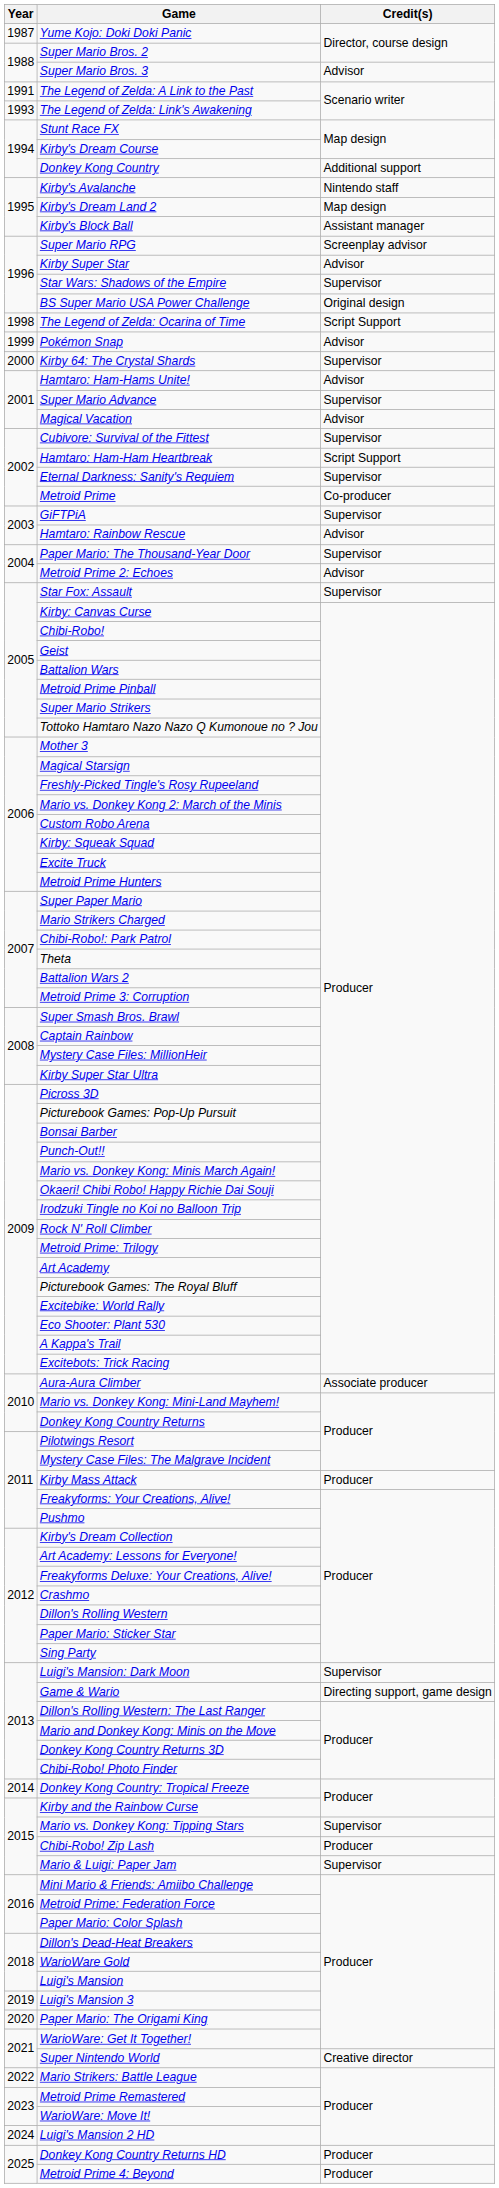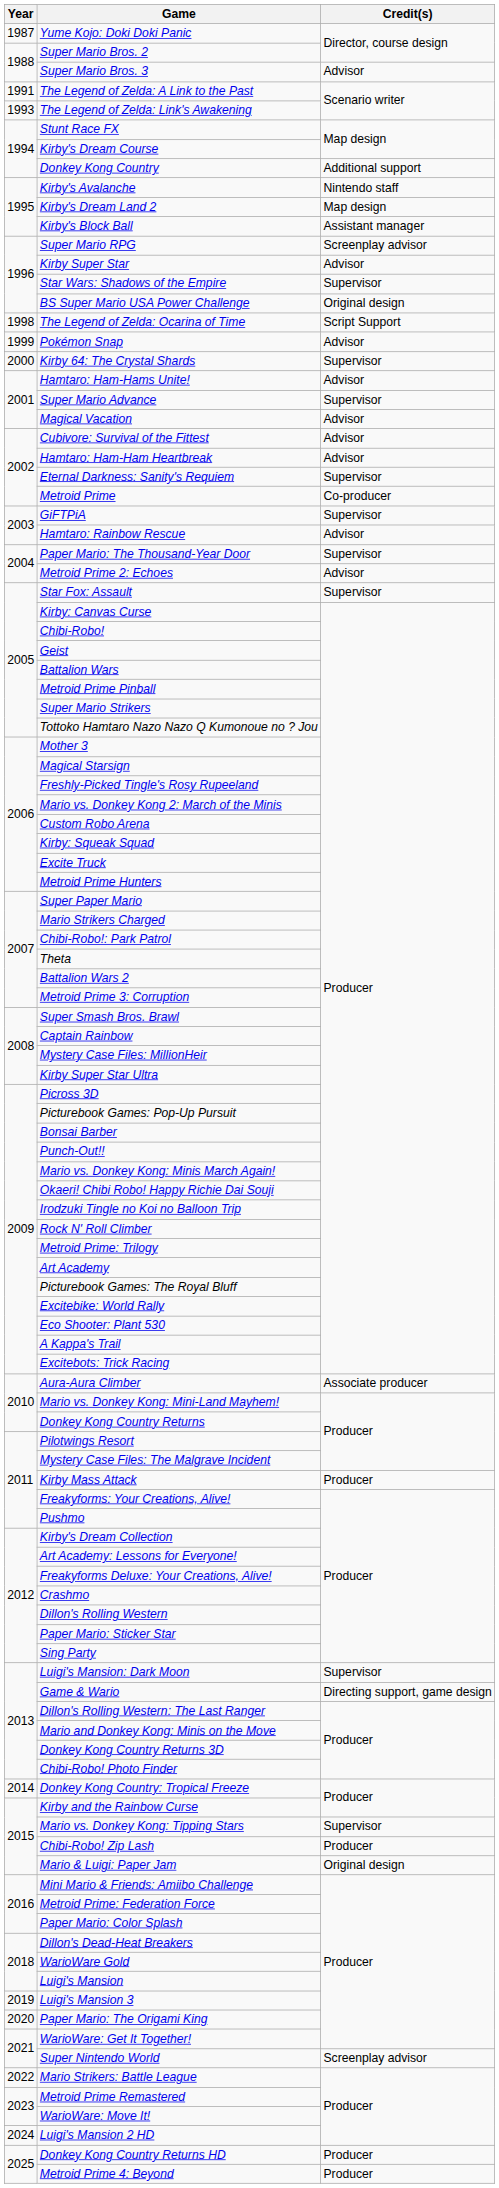(353, 438) Supervisor -> (344, 438) Advisor
(362, 457) Script Support -> (344, 457) Advisor
(353, 1865) Supervisor -> (364, 1865) Original design
(368, 2058) Creative director -> (375, 2058) Screenplay advisor
